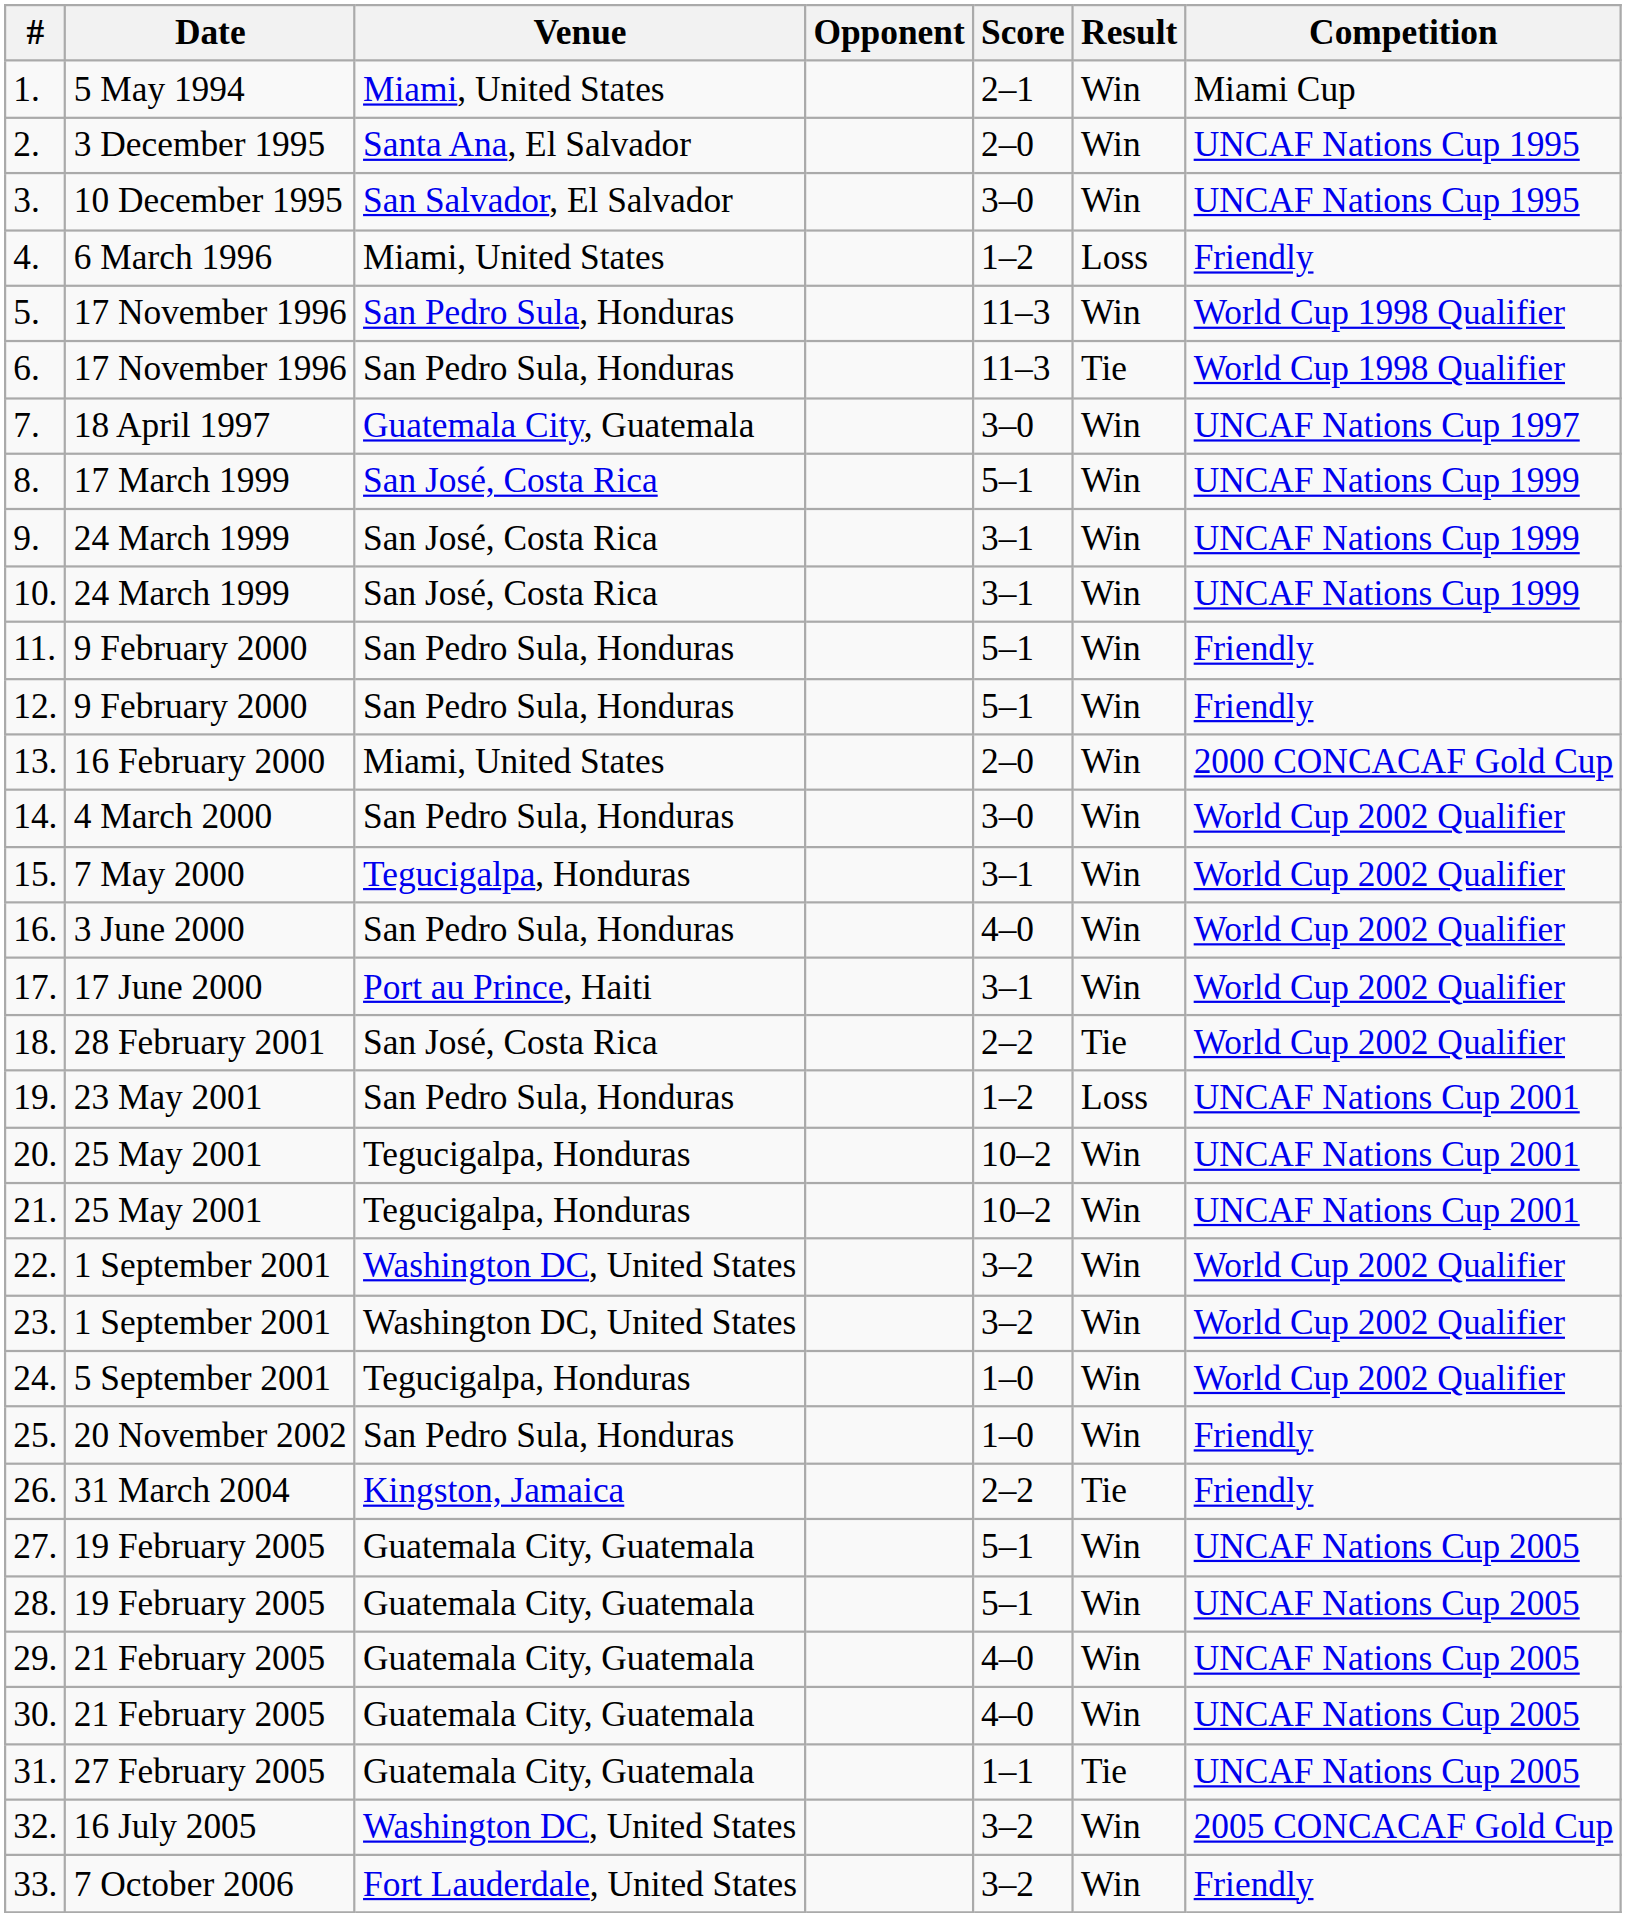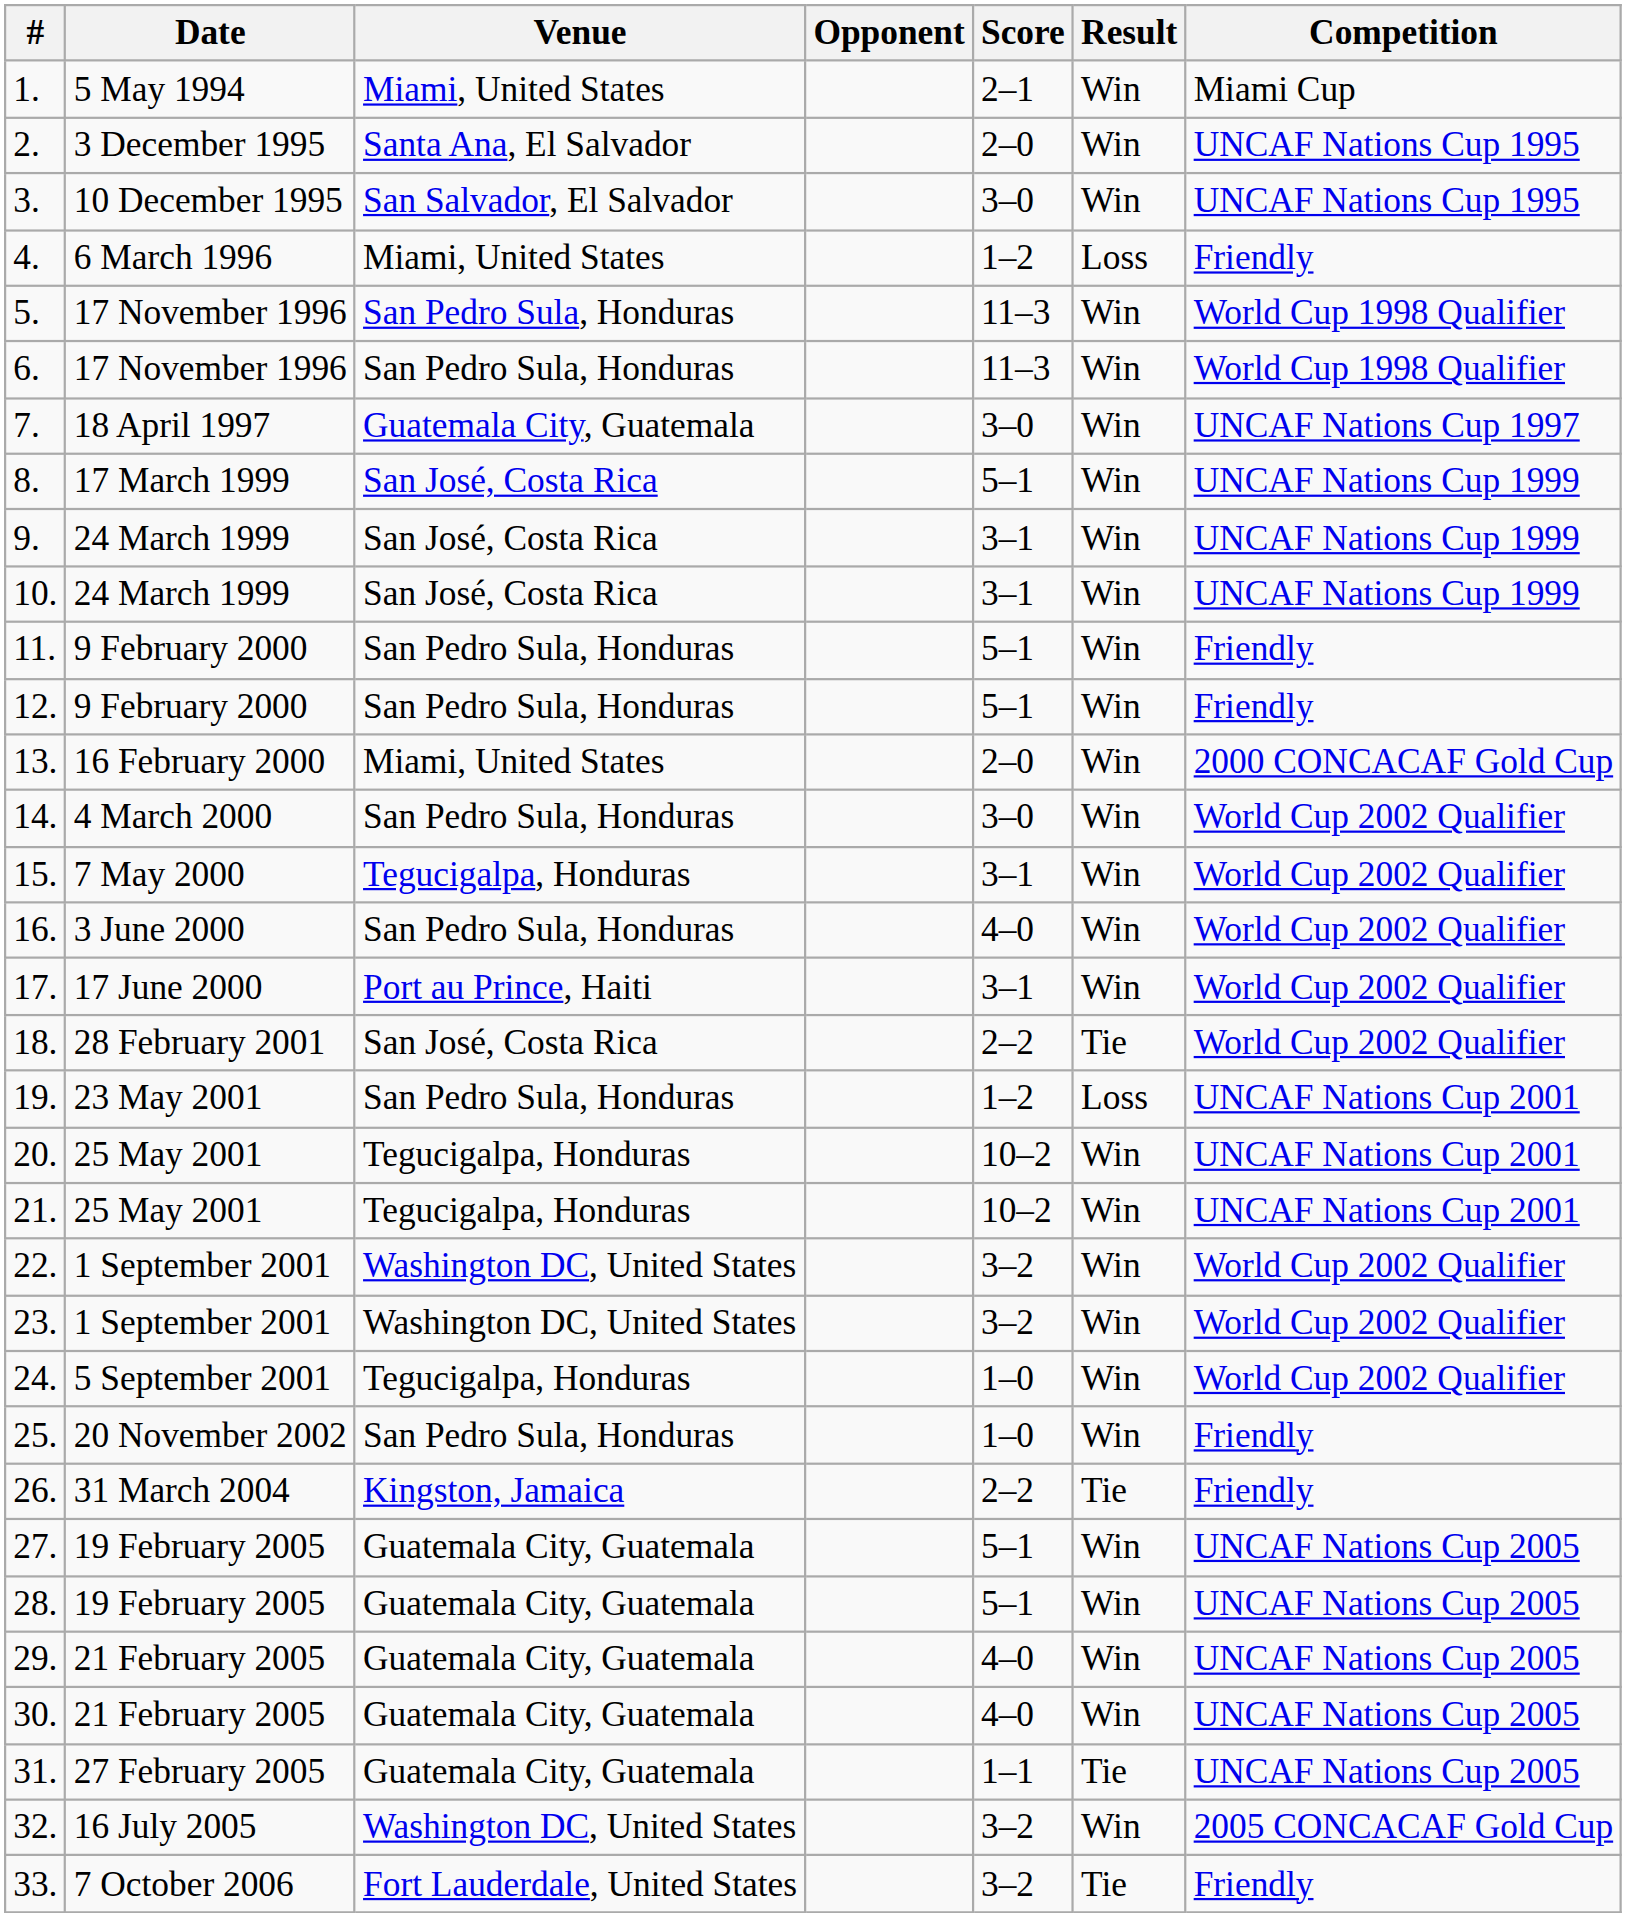(1104, 369) Tie -> (1111, 369) Win
(1111, 1883) Win -> (1104, 1883) Tie
